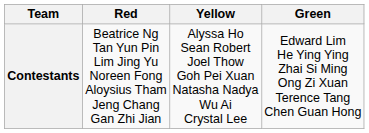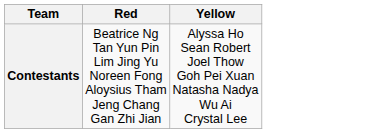- column: (313, 14)
